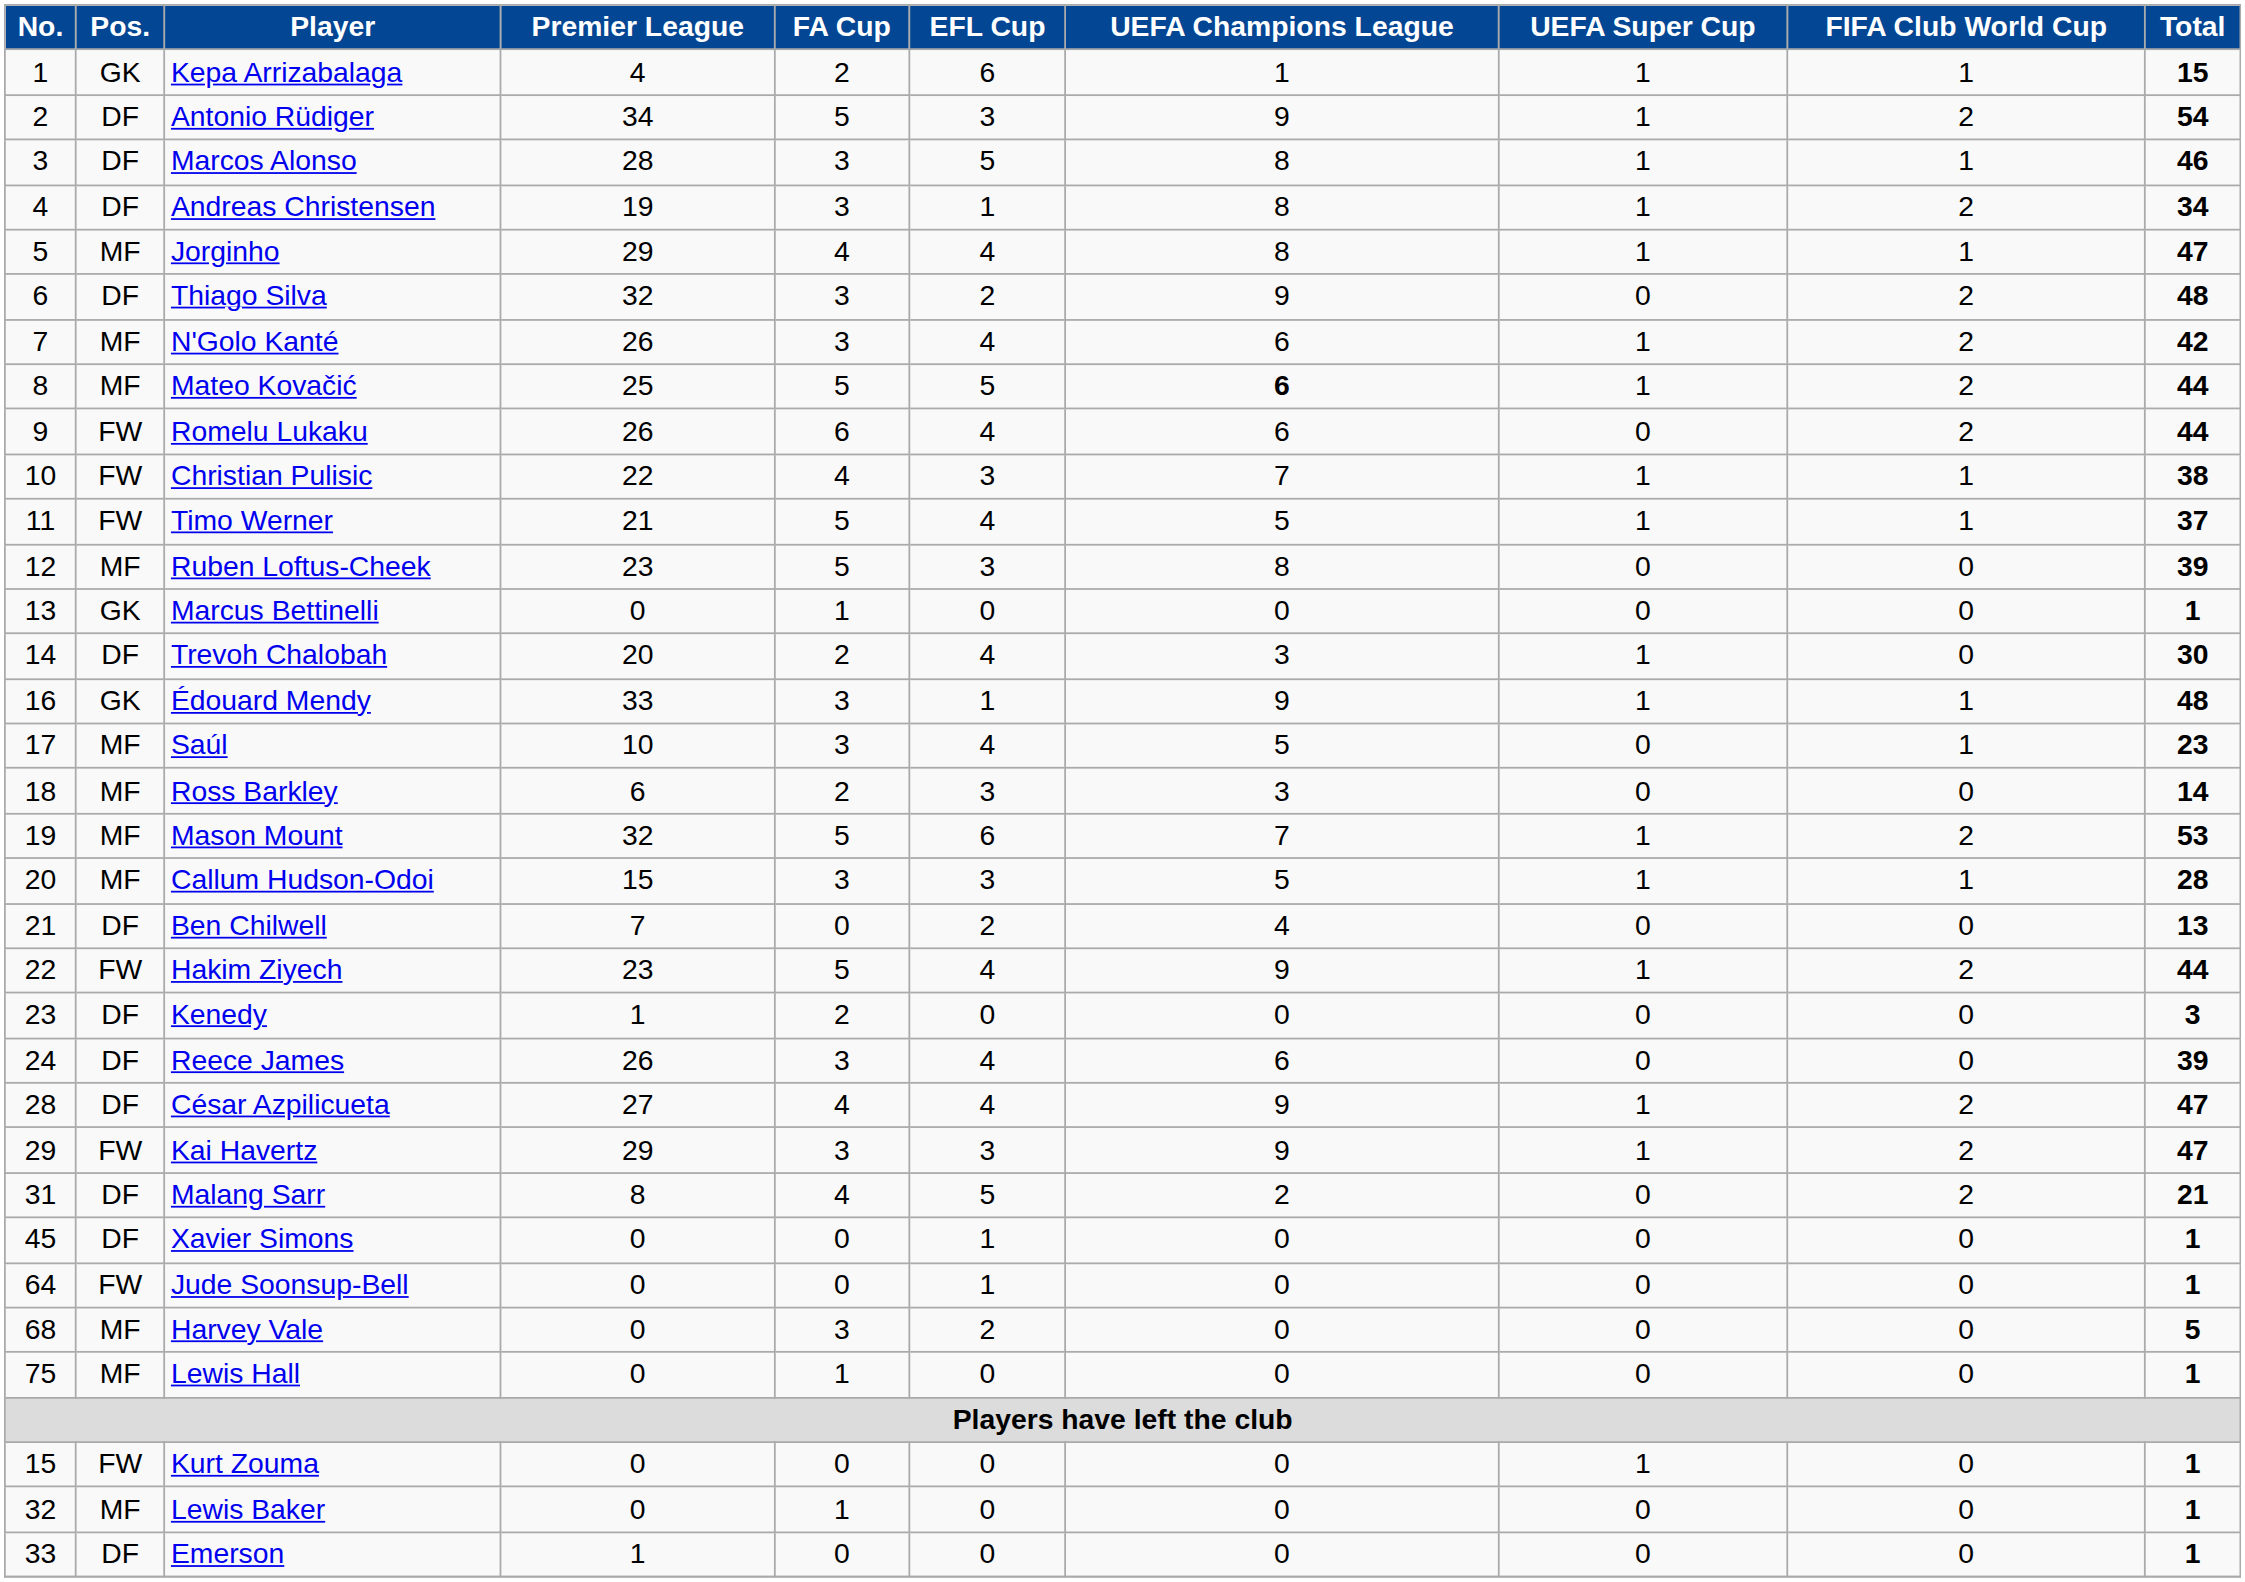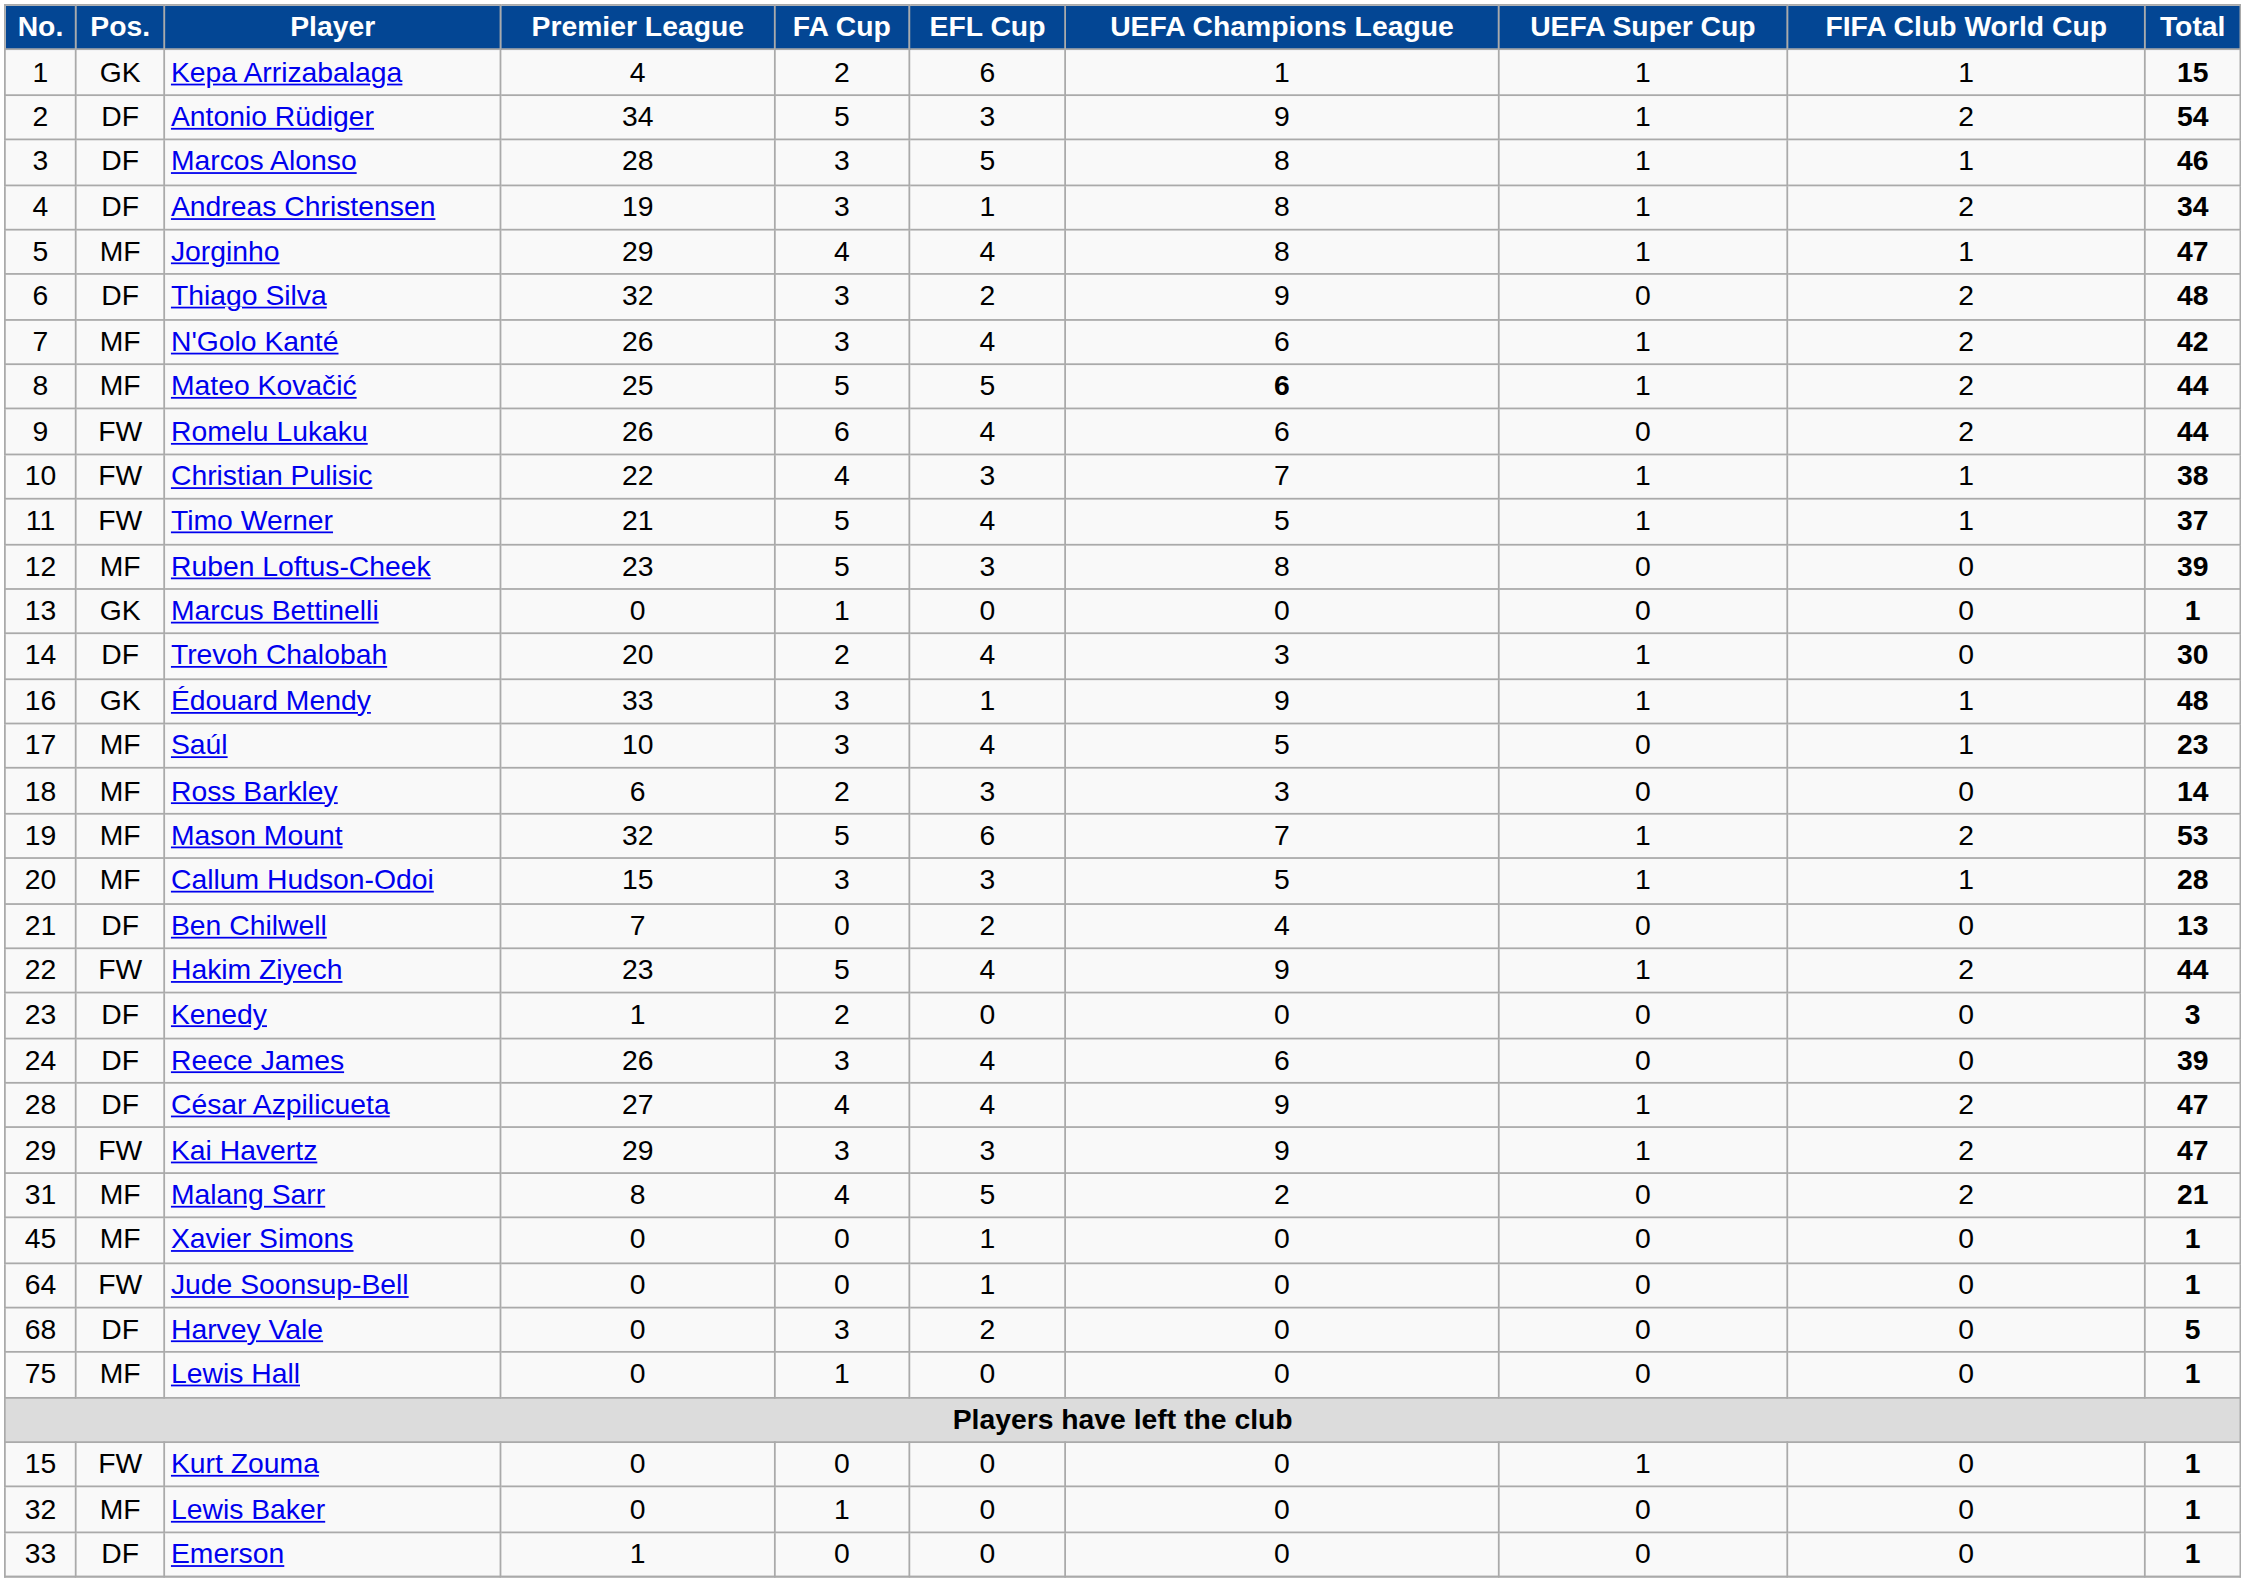(120, 1194) DF -> (120, 1194) MF
(120, 1239) DF -> (120, 1239) MF
(120, 1329) MF -> (120, 1329) DF
